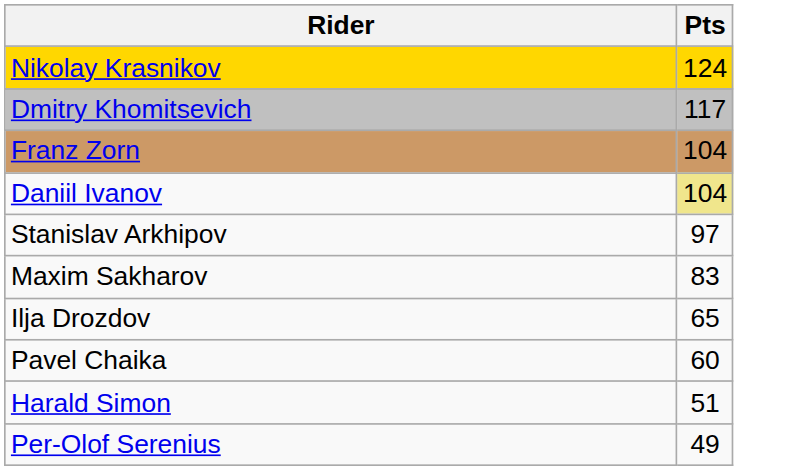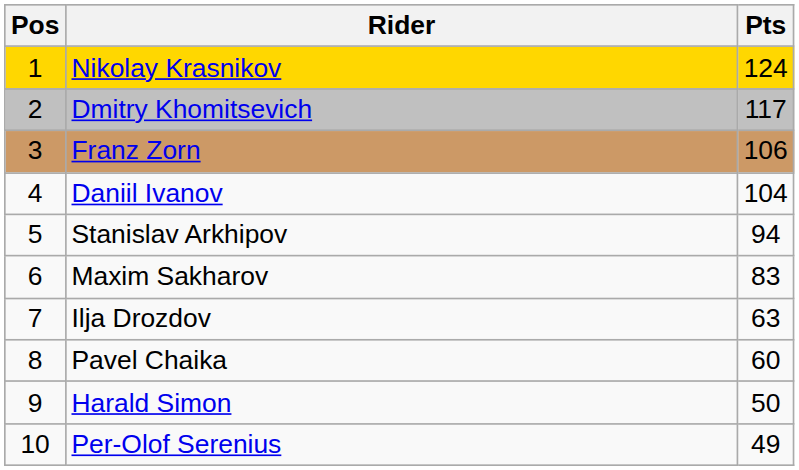+ column: (35, 25)
(705, 151) 104 -> (766, 151) 106
(705, 192) khaki background -> (766, 192) no background
(705, 234) 97 -> (766, 234) 94
(705, 318) 65 -> (766, 318) 63
(705, 402) 51 -> (766, 402) 50
